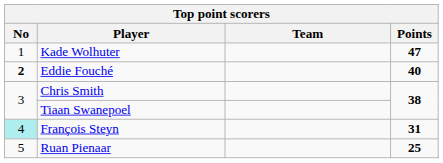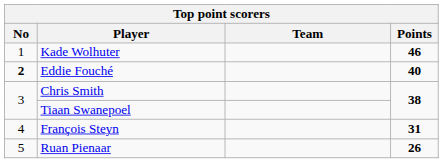(414, 52) 47 -> (414, 52) 46
(21, 129) paleturquoise background -> (21, 129) no background
(414, 148) 25 -> (414, 148) 26
